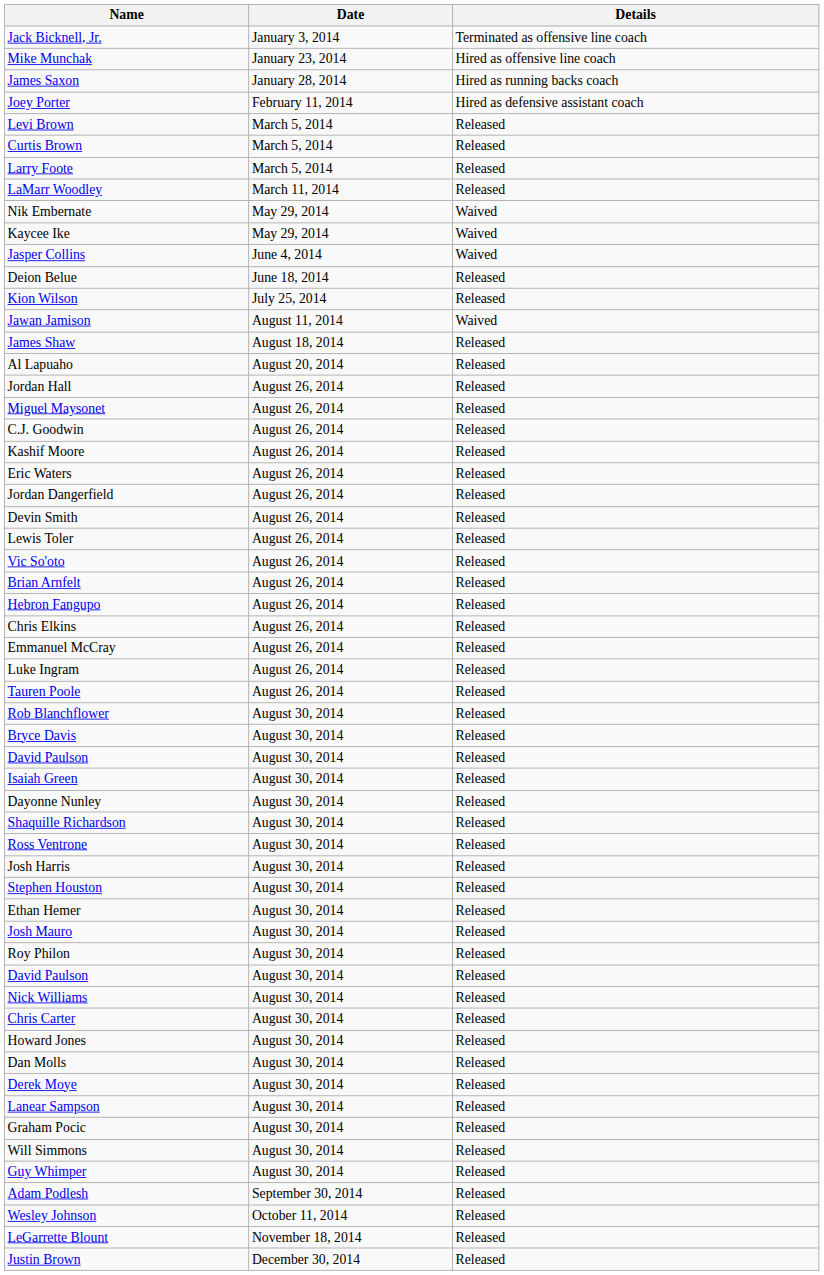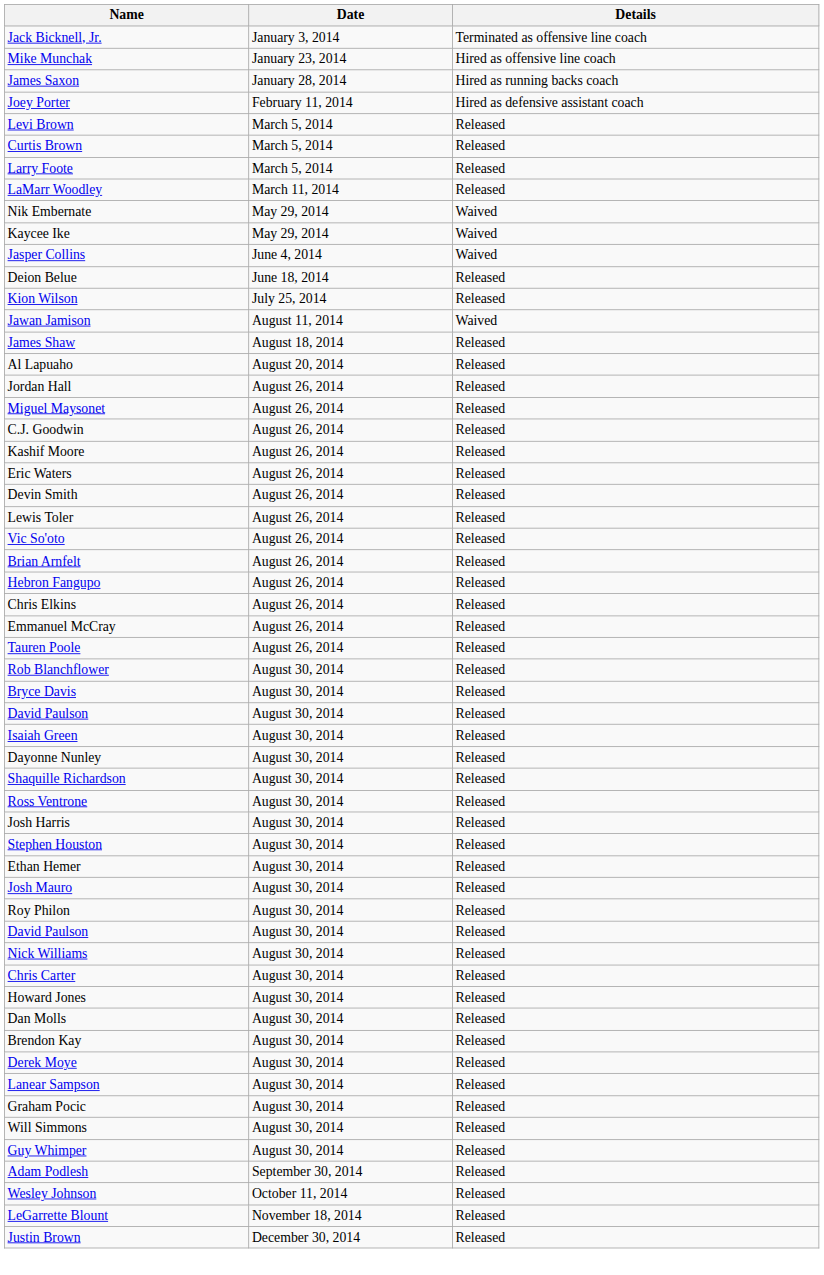- row: (61, 495)
- row: (43, 670)
+ row: (44, 1041)
